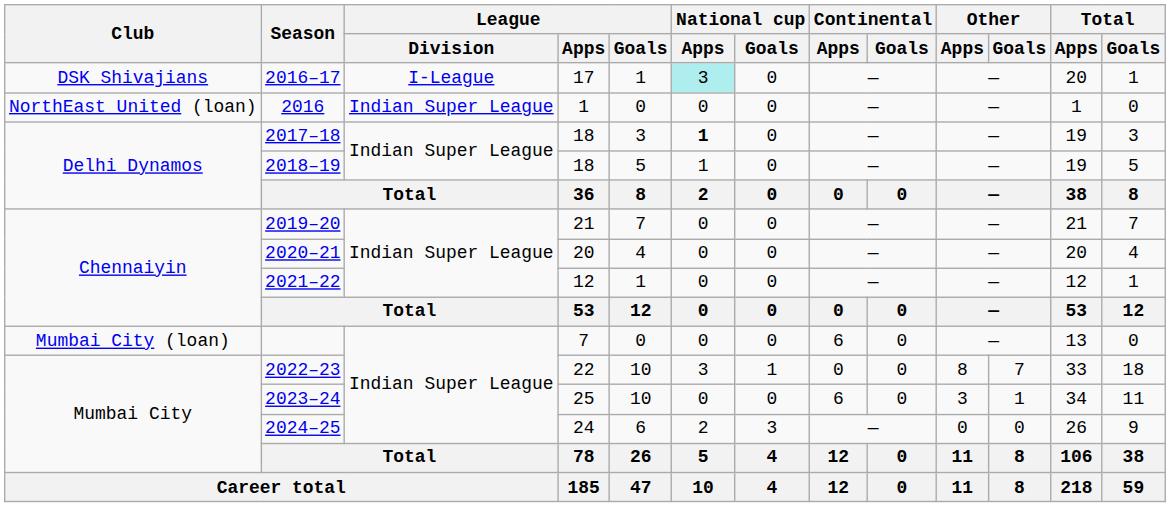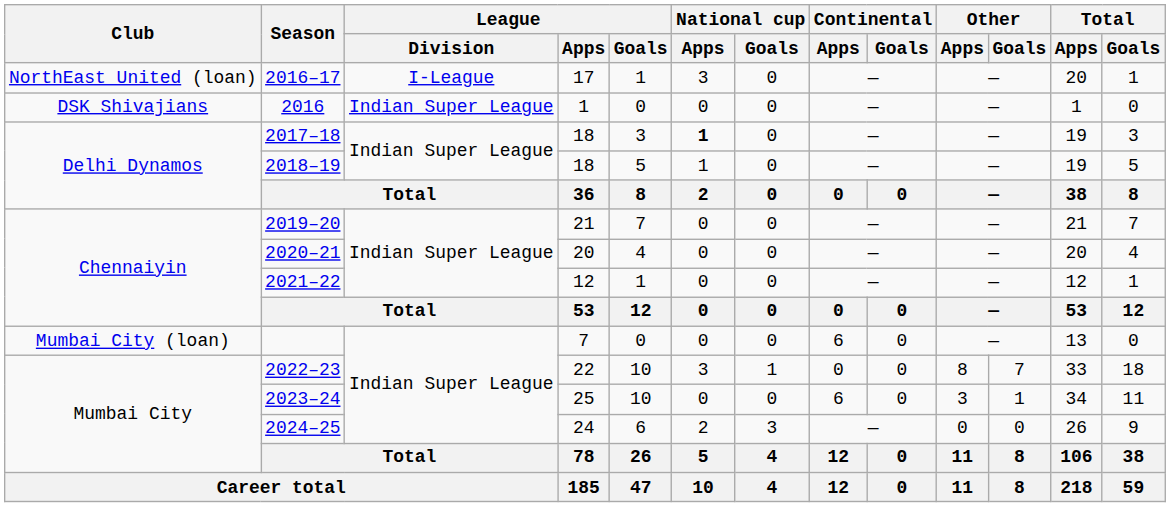(133, 78) DSK Shivajians -> (133, 78) NorthEast United (loan)
(703, 78) paleturquoise background -> (703, 78) no background
(133, 107) NorthEast United (loan) -> (133, 107) DSK Shivajians
